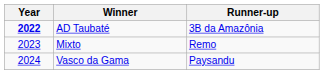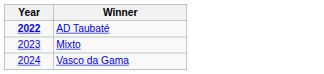- column: (253, 12)
